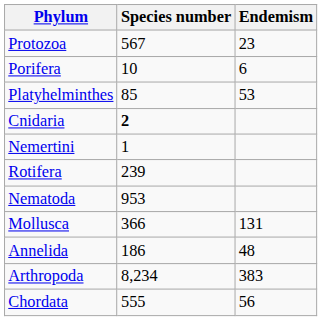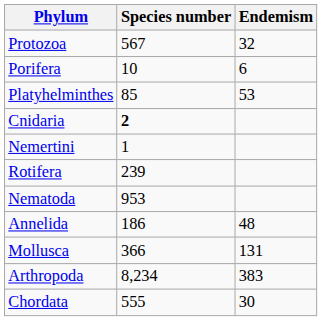(247, 43) 23 -> (247, 43) 32
rows swapped: (39, 224) <-> (38, 250)
(247, 302) 56 -> (247, 302) 30
